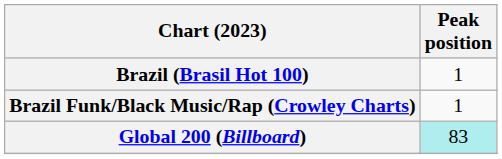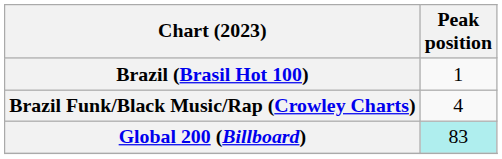(458, 105) 1 -> (458, 105) 4
